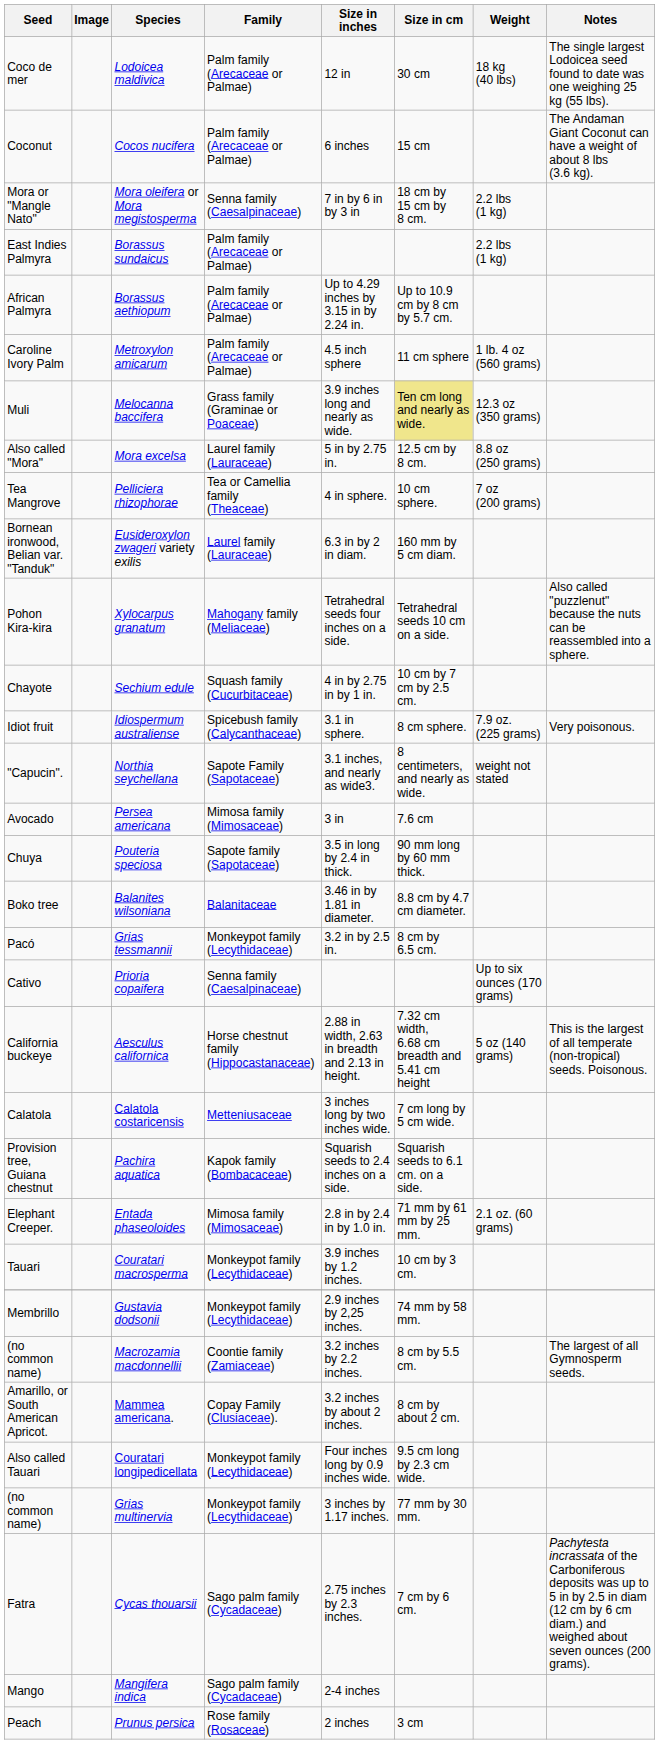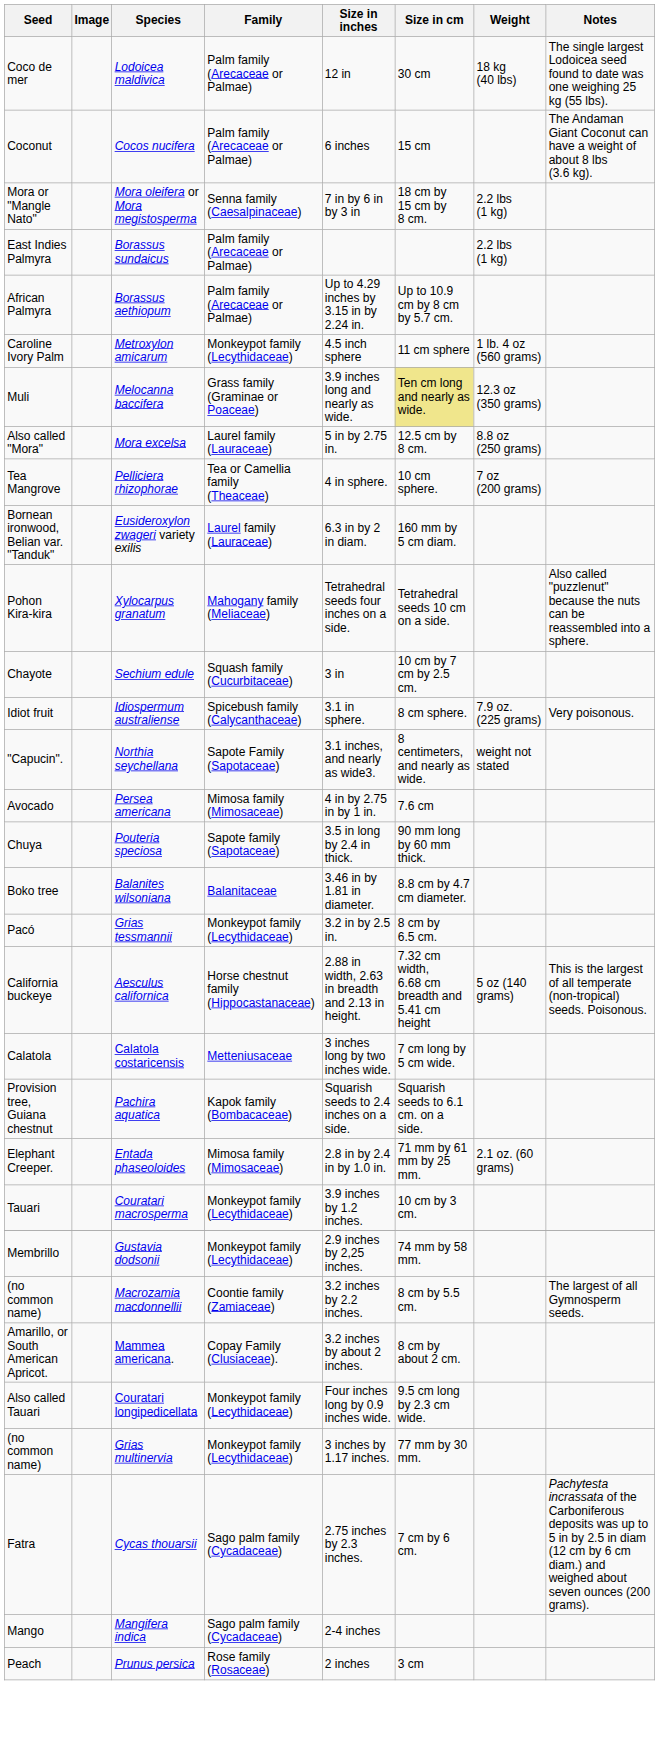(245, 357) Palm family (Arecaceae or Palmae) -> (254, 350) Monkeypot family (Lecythidaceae)
(355, 687) 4 in by 2.75 in by 1 in. -> (334, 674) 3 in
(334, 819) 3 in -> (356, 805) 4 in by 2.75 in by 1 in.
- row: (139, 983)
